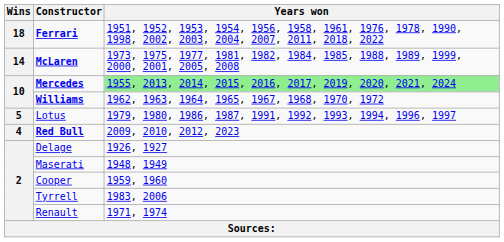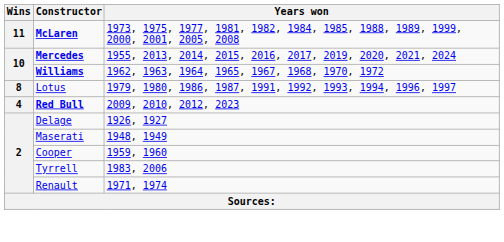- row: (57, 35)
(19, 62) 14 -> (19, 35) 11
(281, 84) lightgreen background -> (281, 56) no background
(19, 116) 5 -> (19, 89) 8
